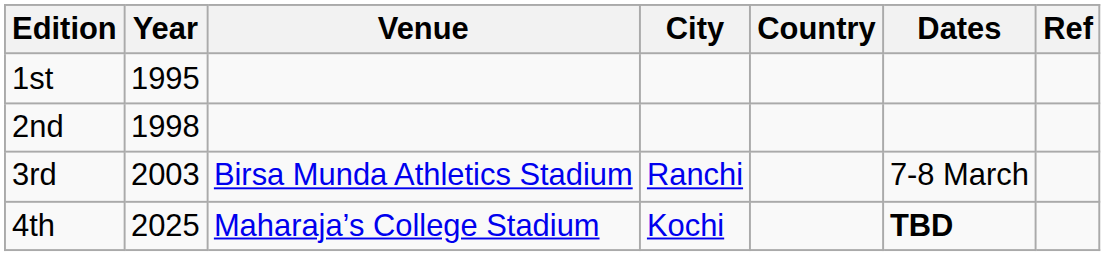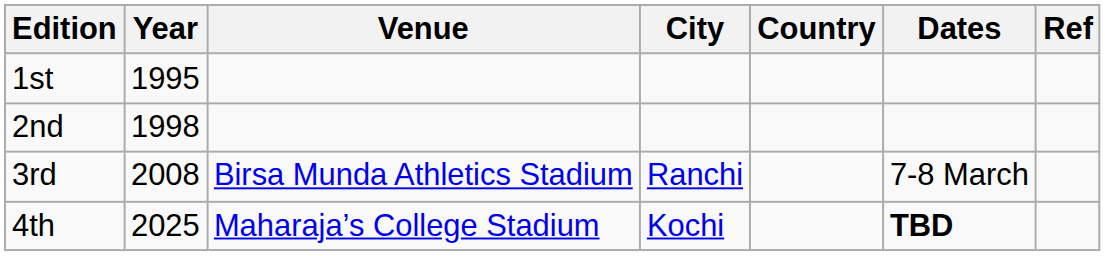(165, 175) 2003 -> (165, 175) 2008
